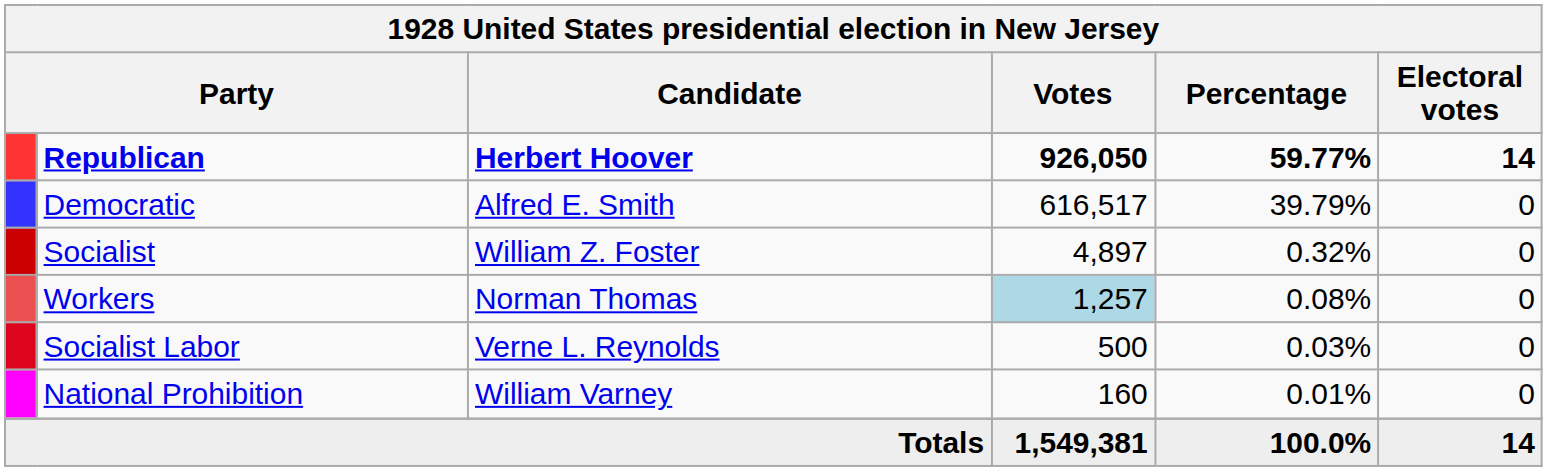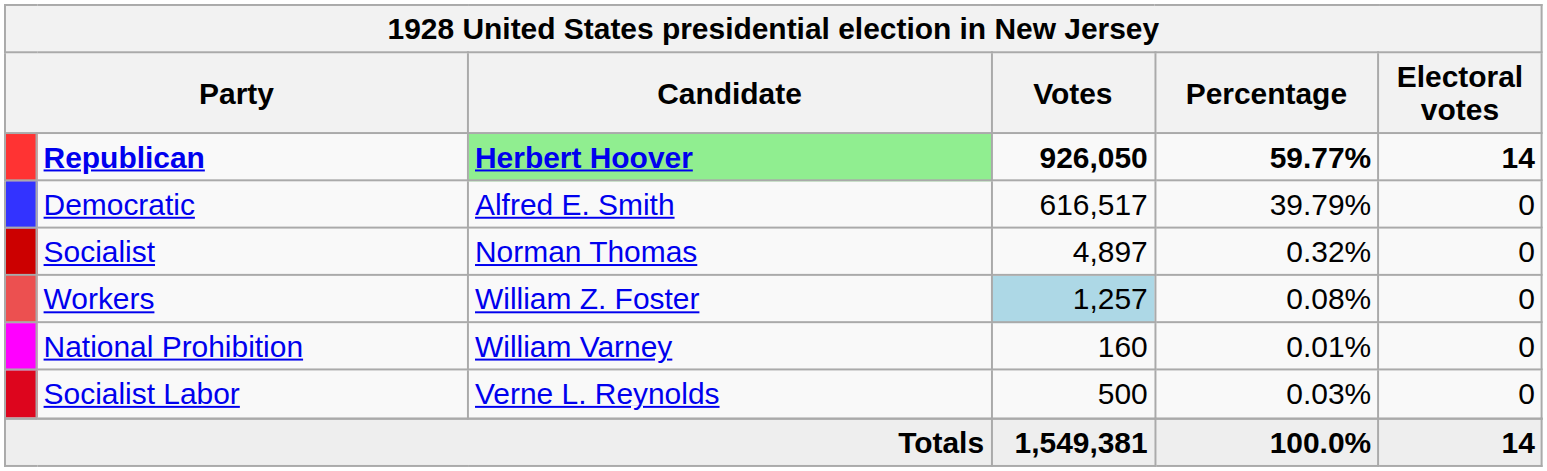(584, 157) no background -> (584, 157) lightgreen background
(587, 252) William Z. Foster -> (586, 252) Norman Thomas
(586, 299) Norman Thomas -> (587, 299) William Z. Foster
rows swapped: (142, 347) <-> (173, 394)
